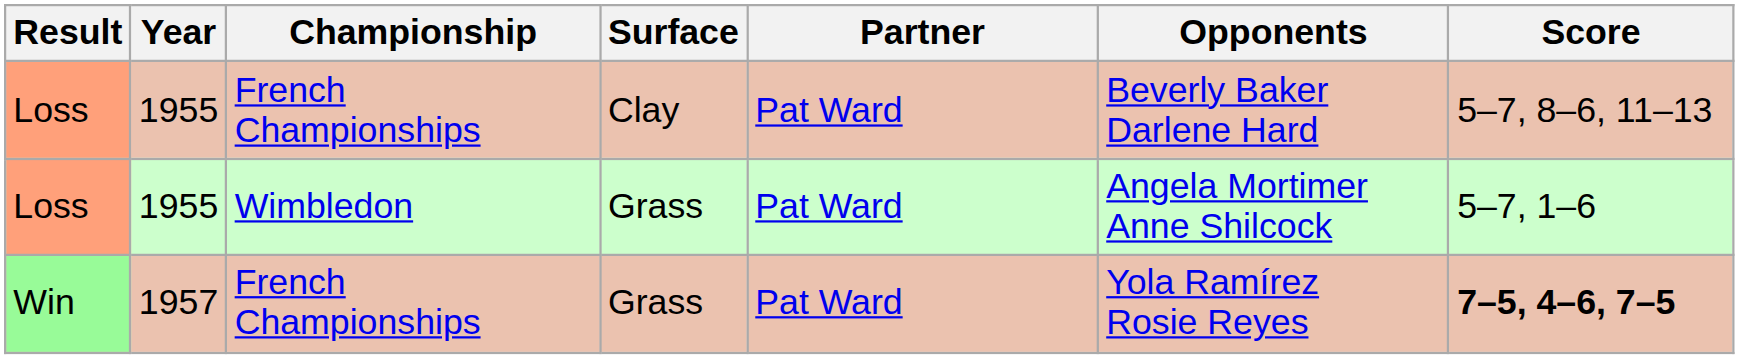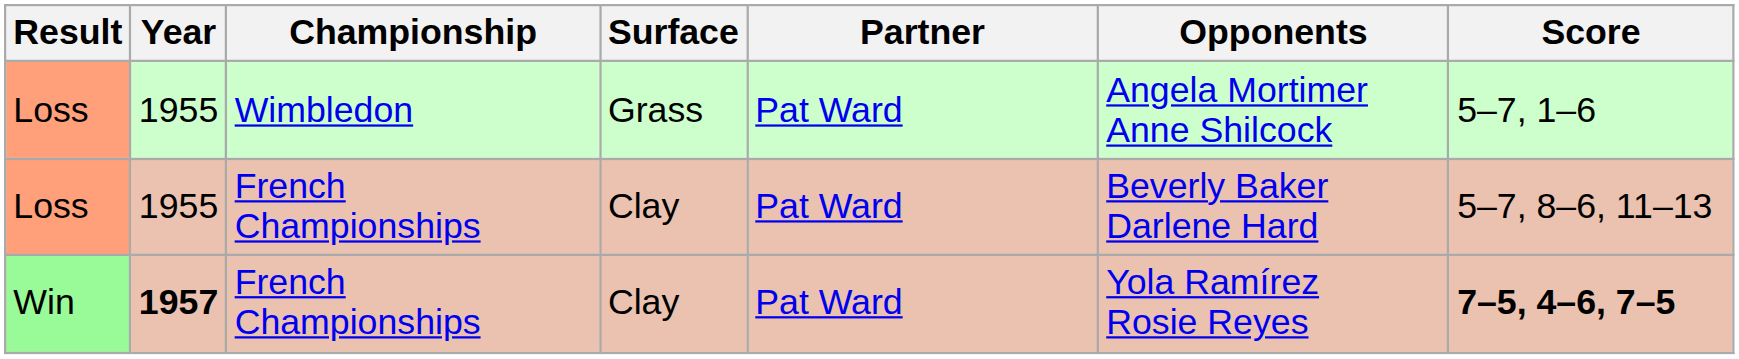rows swapped: (51, 109) <-> (51, 206)
(179, 302) normal -> (179, 302) bold
(655, 302) Grass -> (644, 302) Clay
